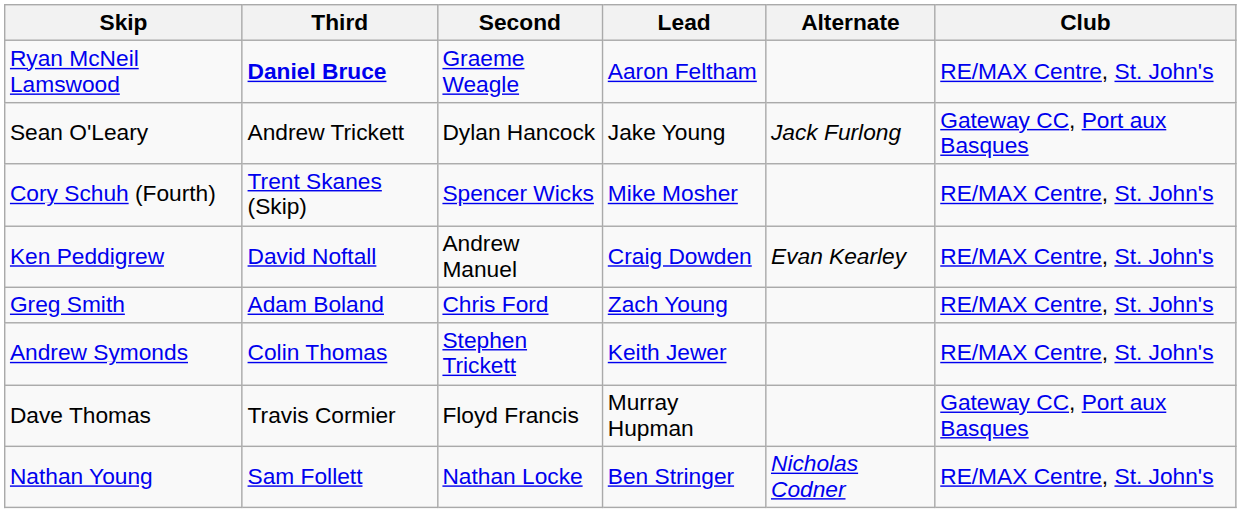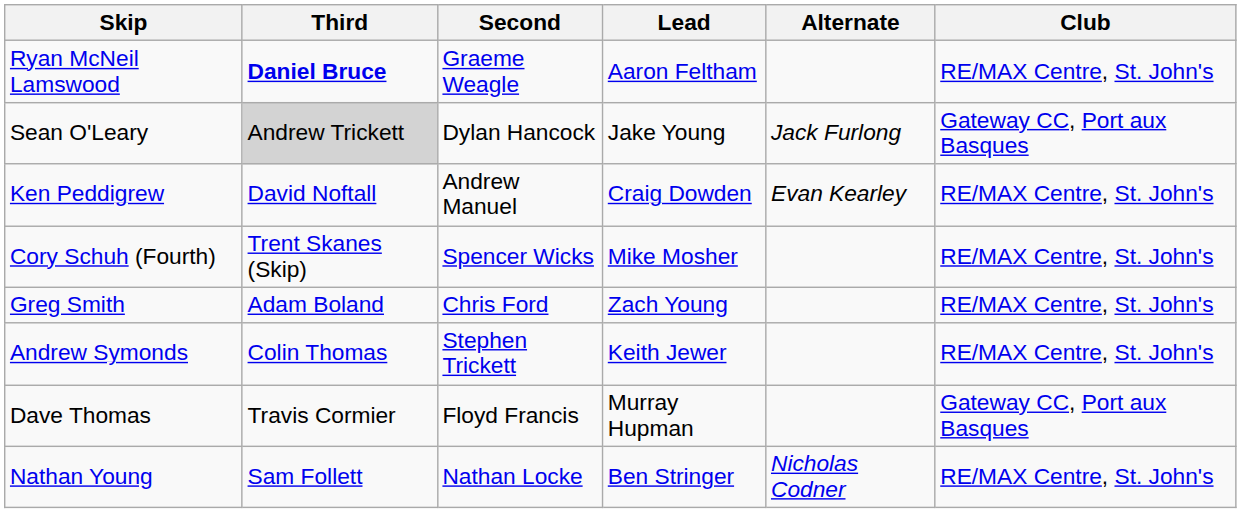(326, 132) no background -> (326, 132) lightgrey background
rows swapped: (87, 256) <-> (113, 194)
